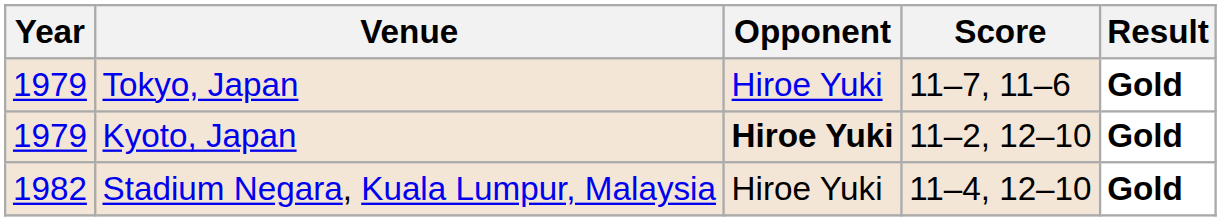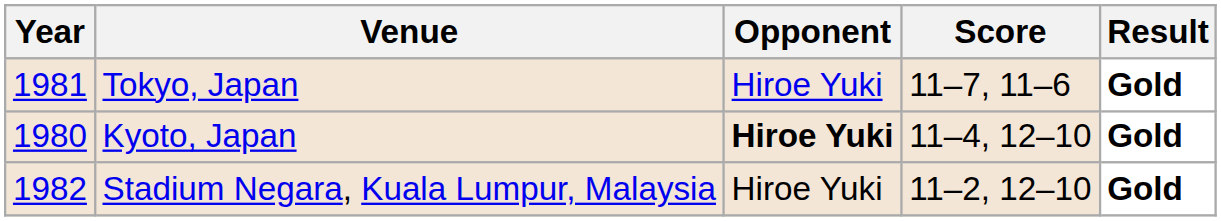(50, 84) 1979 -> (50, 84) 1981
(50, 137) 1979 -> (50, 137) 1980
(1000, 137) 11–2, 12–10 -> (1000, 137) 11–4, 12–10
(1000, 189) 11–4, 12–10 -> (1000, 189) 11–2, 12–10
